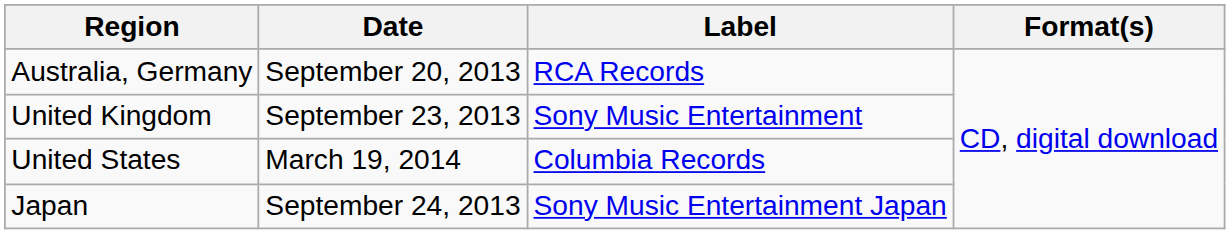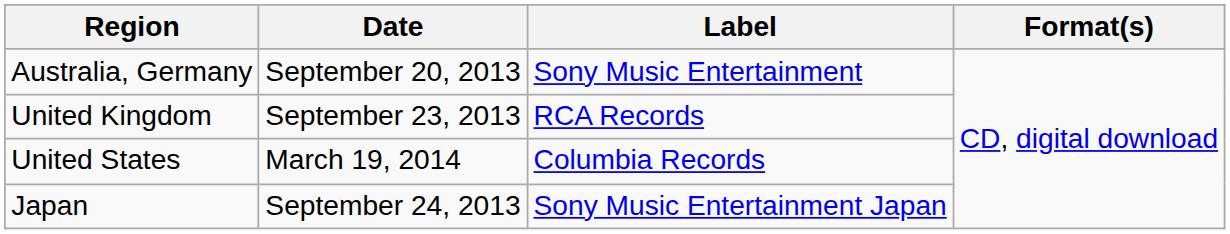(619, 71) RCA Records -> (698, 71) Sony Music Entertainment
(698, 116) Sony Music Entertainment -> (619, 116) RCA Records
